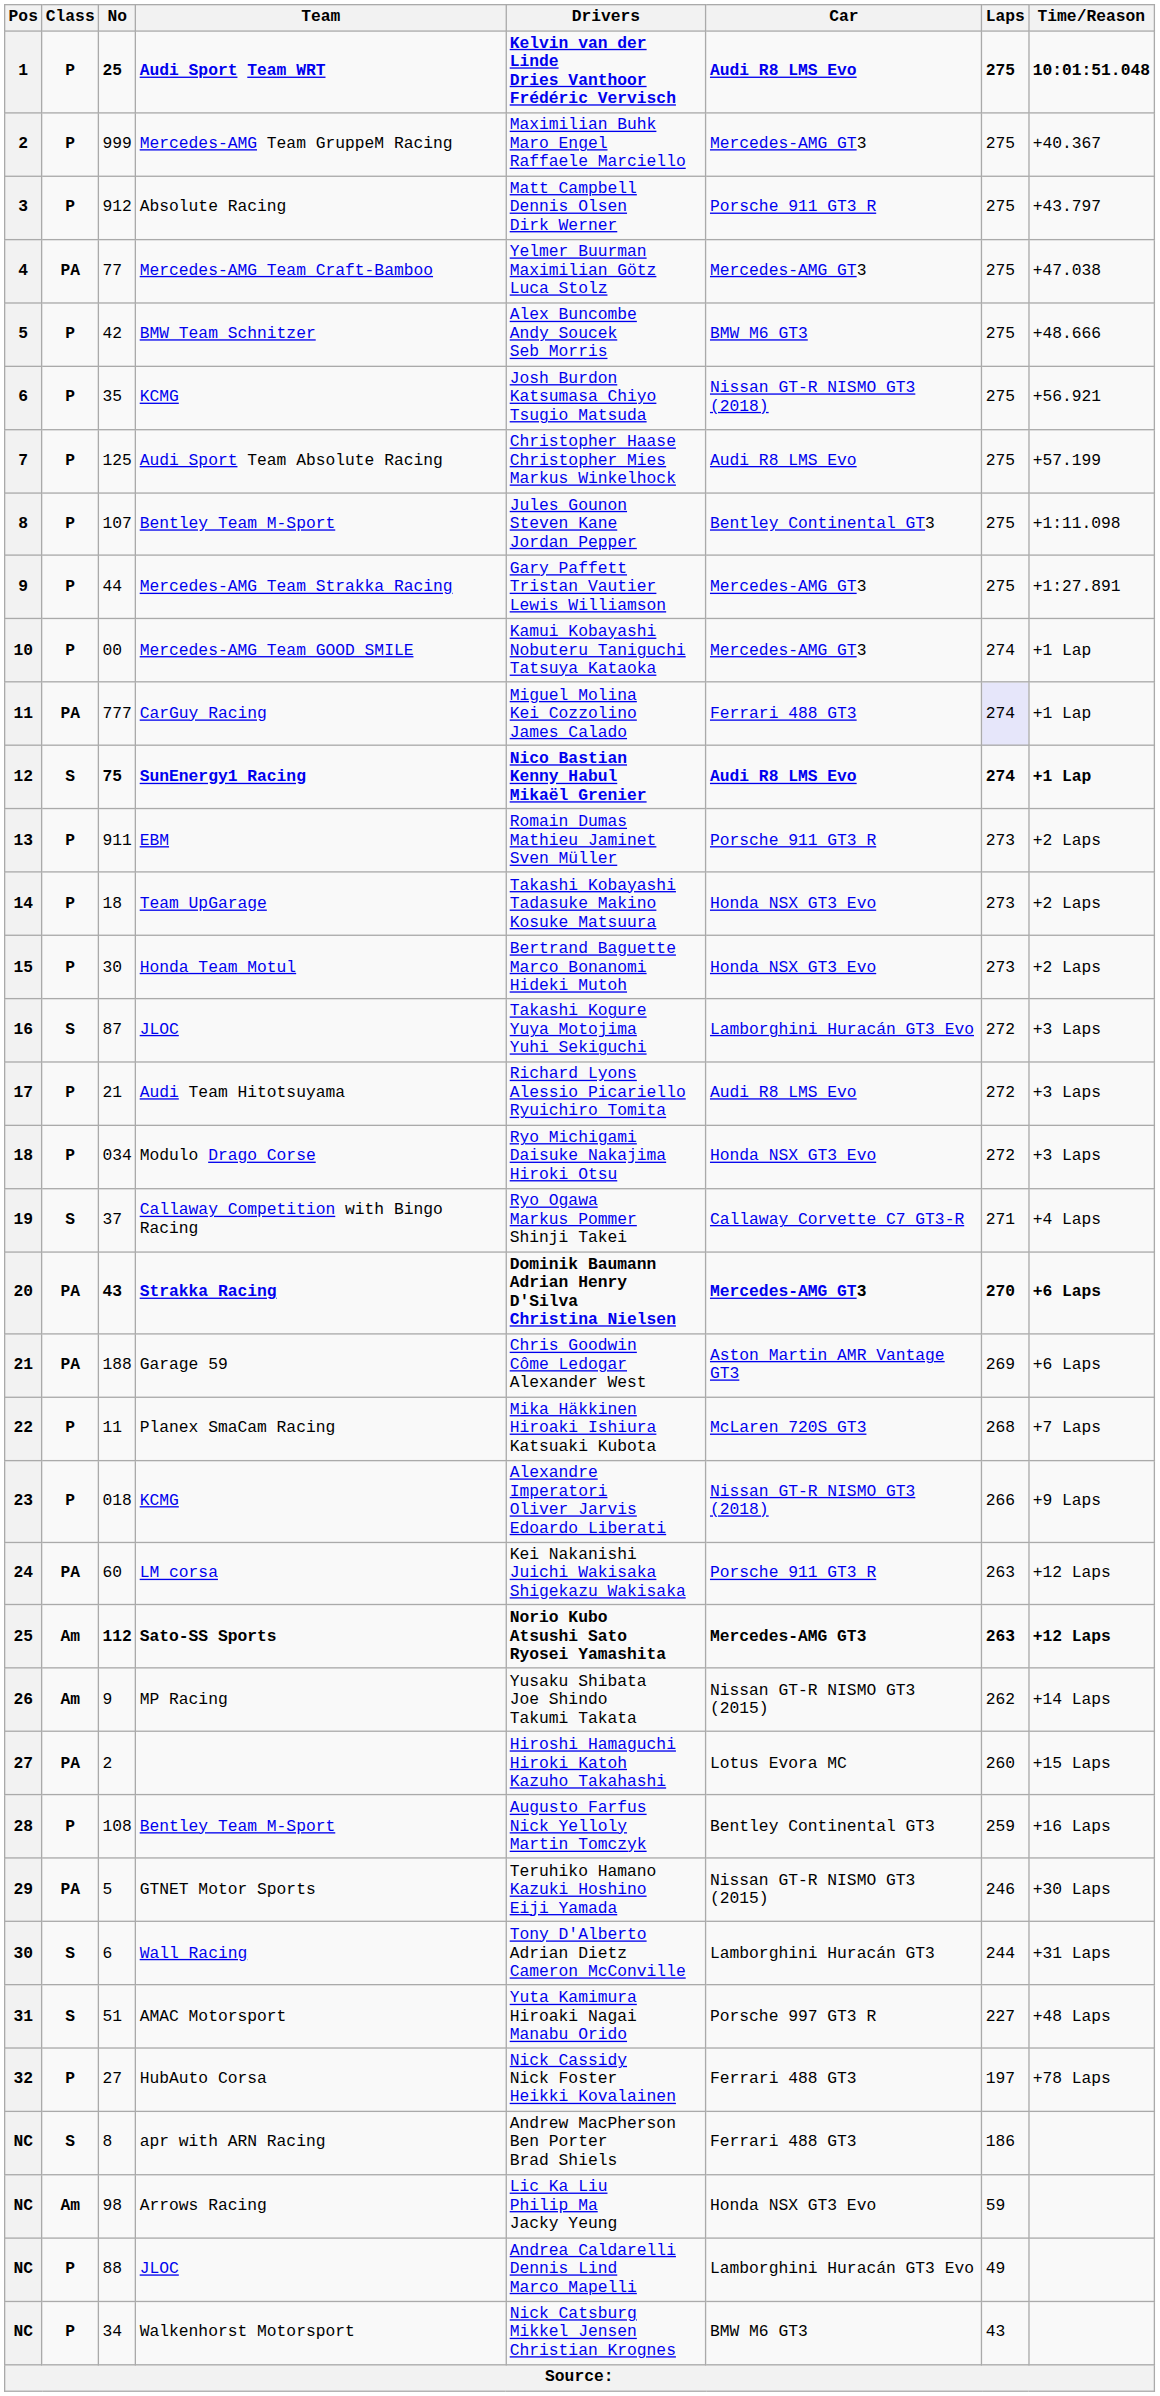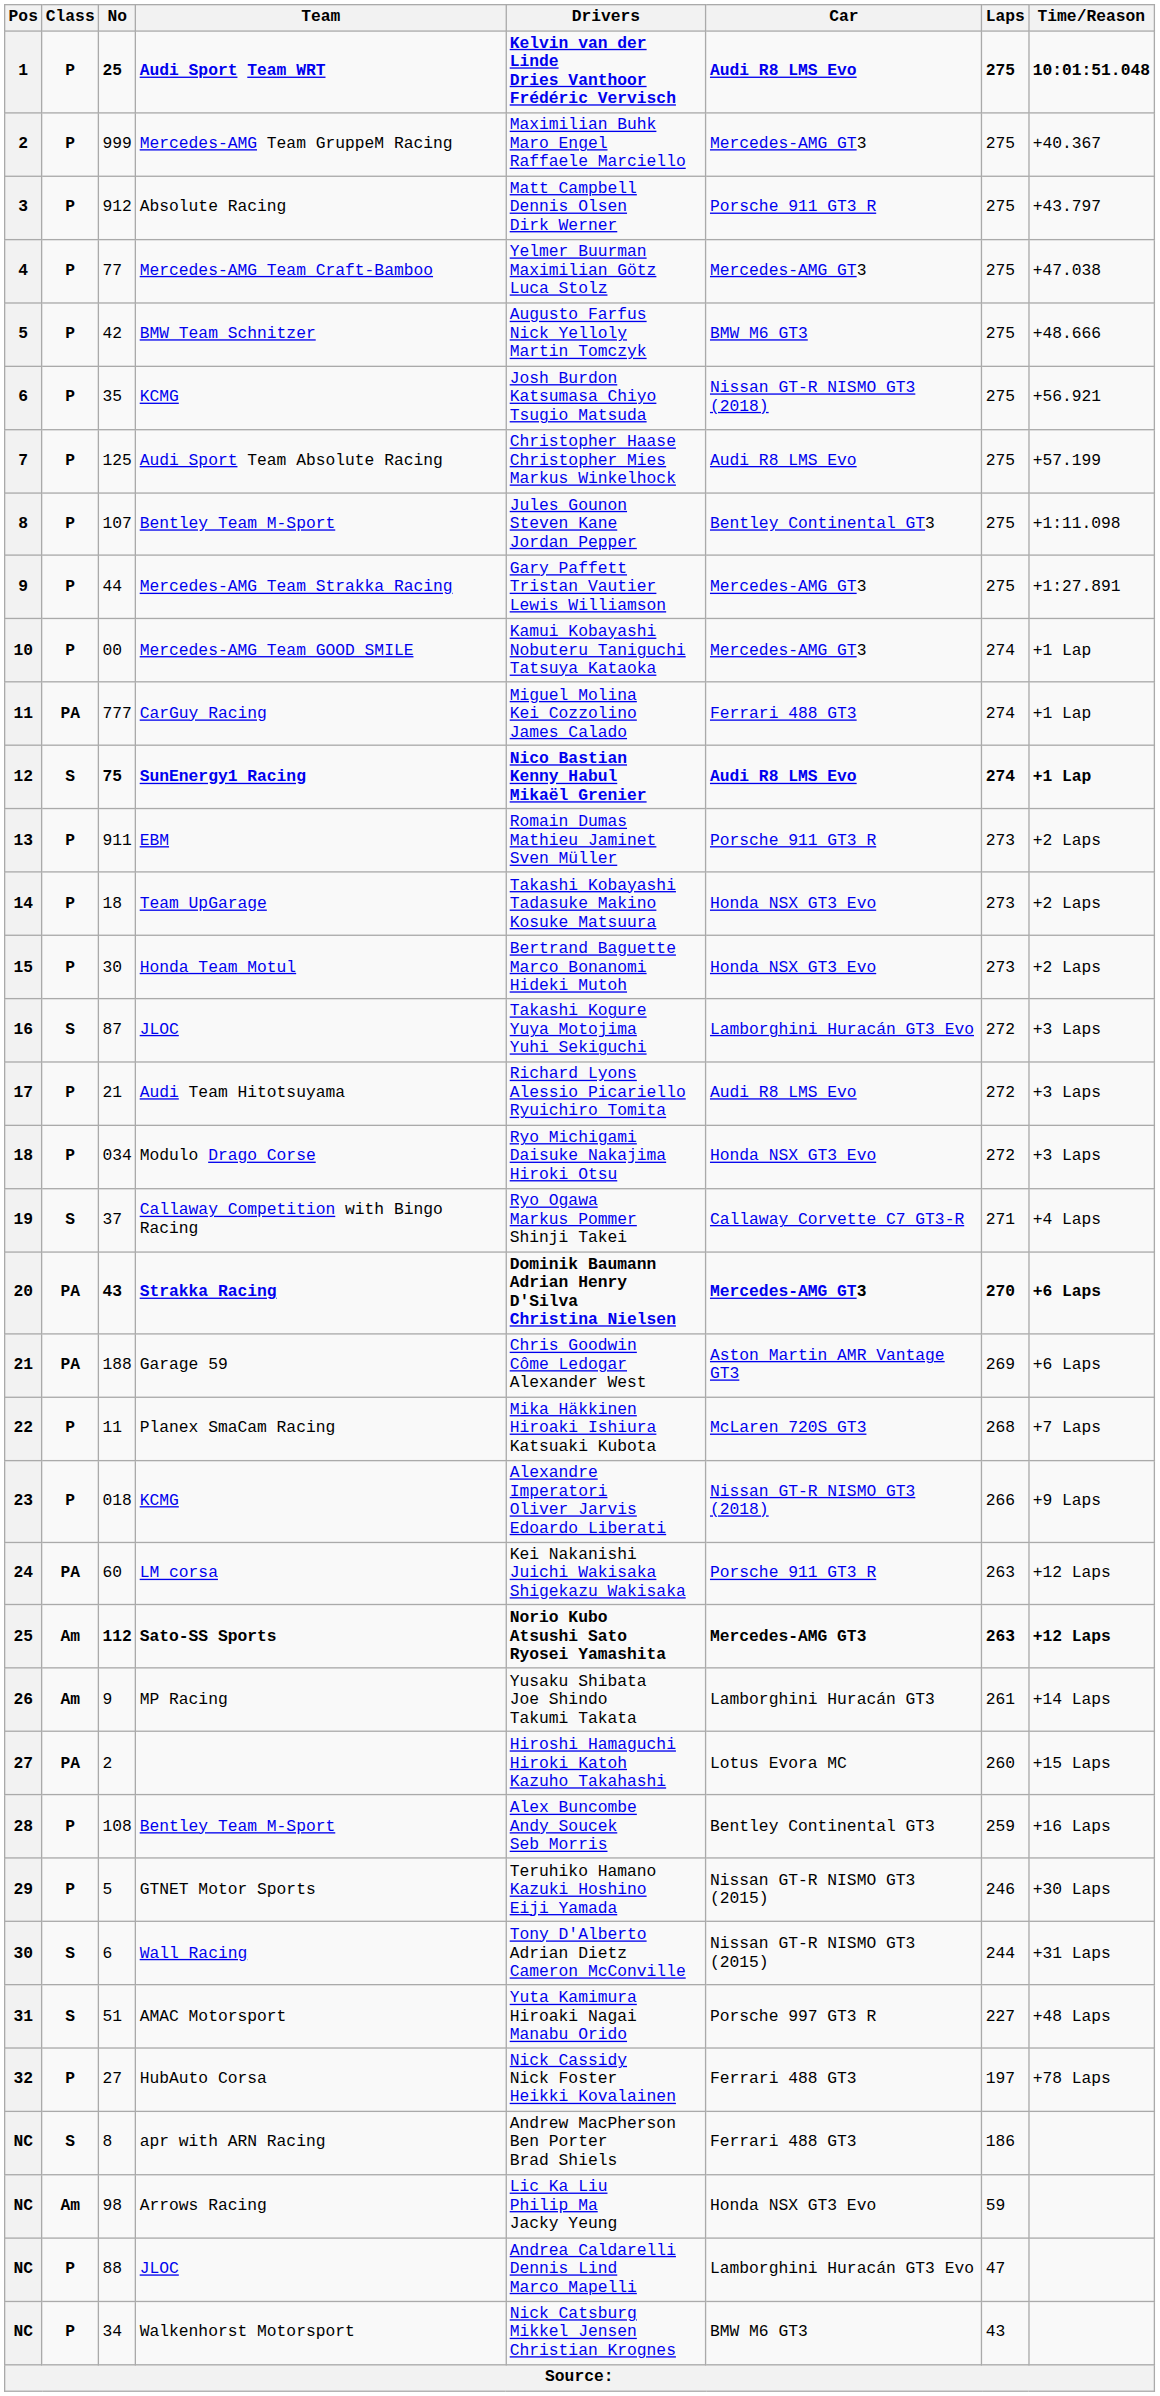(70, 271) PA -> (70, 271) P
(573, 335) Alex Buncombe Andy Soucek Seb Morris -> (578, 335) Augusto Farfus Nick Yelloly Martin Tomczyk
(1000, 714) lavender background -> (1000, 714) no background
(813, 1700) Nissan GT-R NISMO GT3 (2015) -> (822, 1700) Lamborghini Huracán GT3
(1000, 1700) 262 -> (1000, 1700) 261
(578, 1827) Augusto Farfus Nick Yelloly Martin Tomczyk -> (573, 1827) Alex Buncombe Andy Soucek Seb Morris
(70, 1890) PA -> (70, 1890) P
(822, 1953) Lamborghini Huracán GT3 -> (813, 1953) Nissan GT-R NISMO GT3 (2015)
(995, 2270) 49 -> (995, 2270) 47
